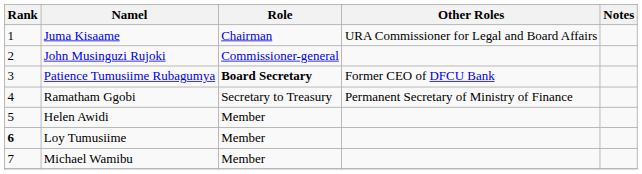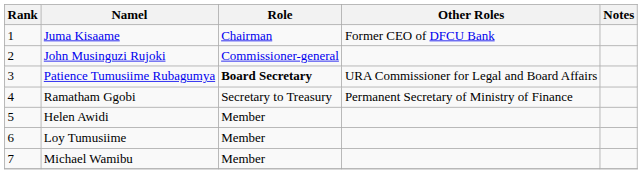(471, 35) URA Commissioner for Legal and Board Affairs -> (420, 35) Former CEO of DFCU Bank
(420, 76) Former CEO of DFCU Bank -> (471, 76) URA Commissioner for Legal and Board Affairs
(11, 138) bold -> (11, 138) normal
